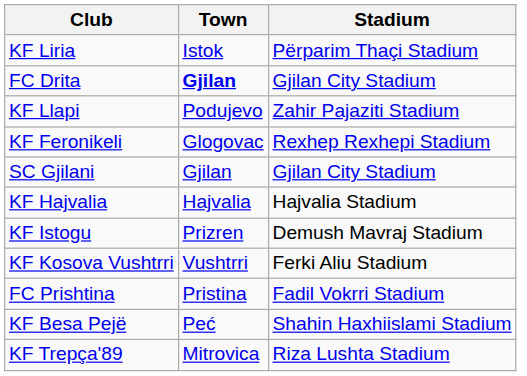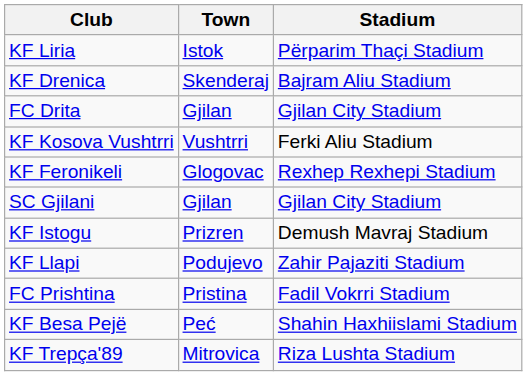+ row: (57, 80)
(209, 80) bold -> (207, 111) normal
rows swapped: (44, 111) <-> (91, 263)
- row: (58, 202)
